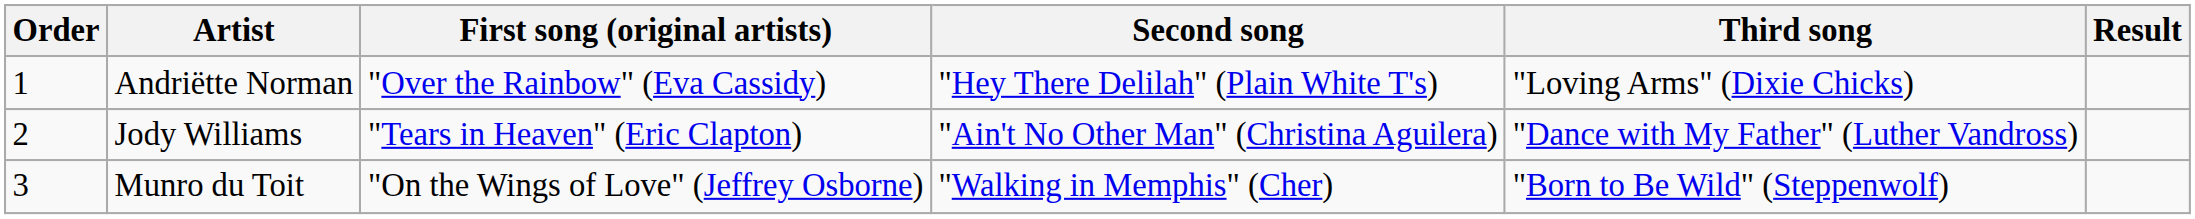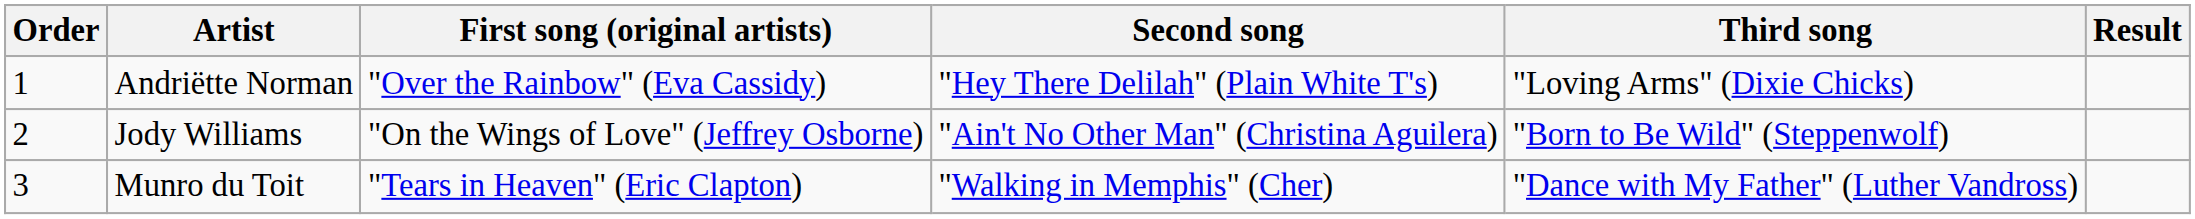(585, 133) "Tears in Heaven" (Eric Clapton) -> (646, 133) "On the Wings of Love" (Jeffrey Osborne)
(1795, 133) "Dance with My Father" (Luther Vandross) -> (1731, 133) "Born to Be Wild" (Steppenwolf)
(646, 185) "On the Wings of Love" (Jeffrey Osborne) -> (585, 185) "Tears in Heaven" (Eric Clapton)
(1731, 185) "Born to Be Wild" (Steppenwolf) -> (1795, 185) "Dance with My Father" (Luther Vandross)
